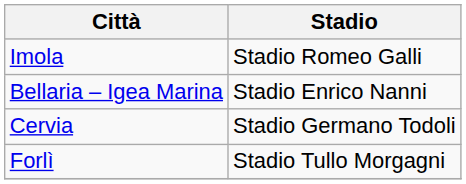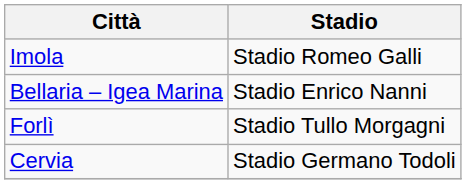rows swapped: (41, 126) <-> (32, 160)
